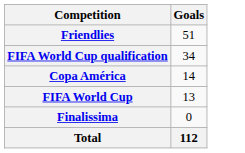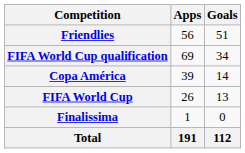+ column: (187, 14)
